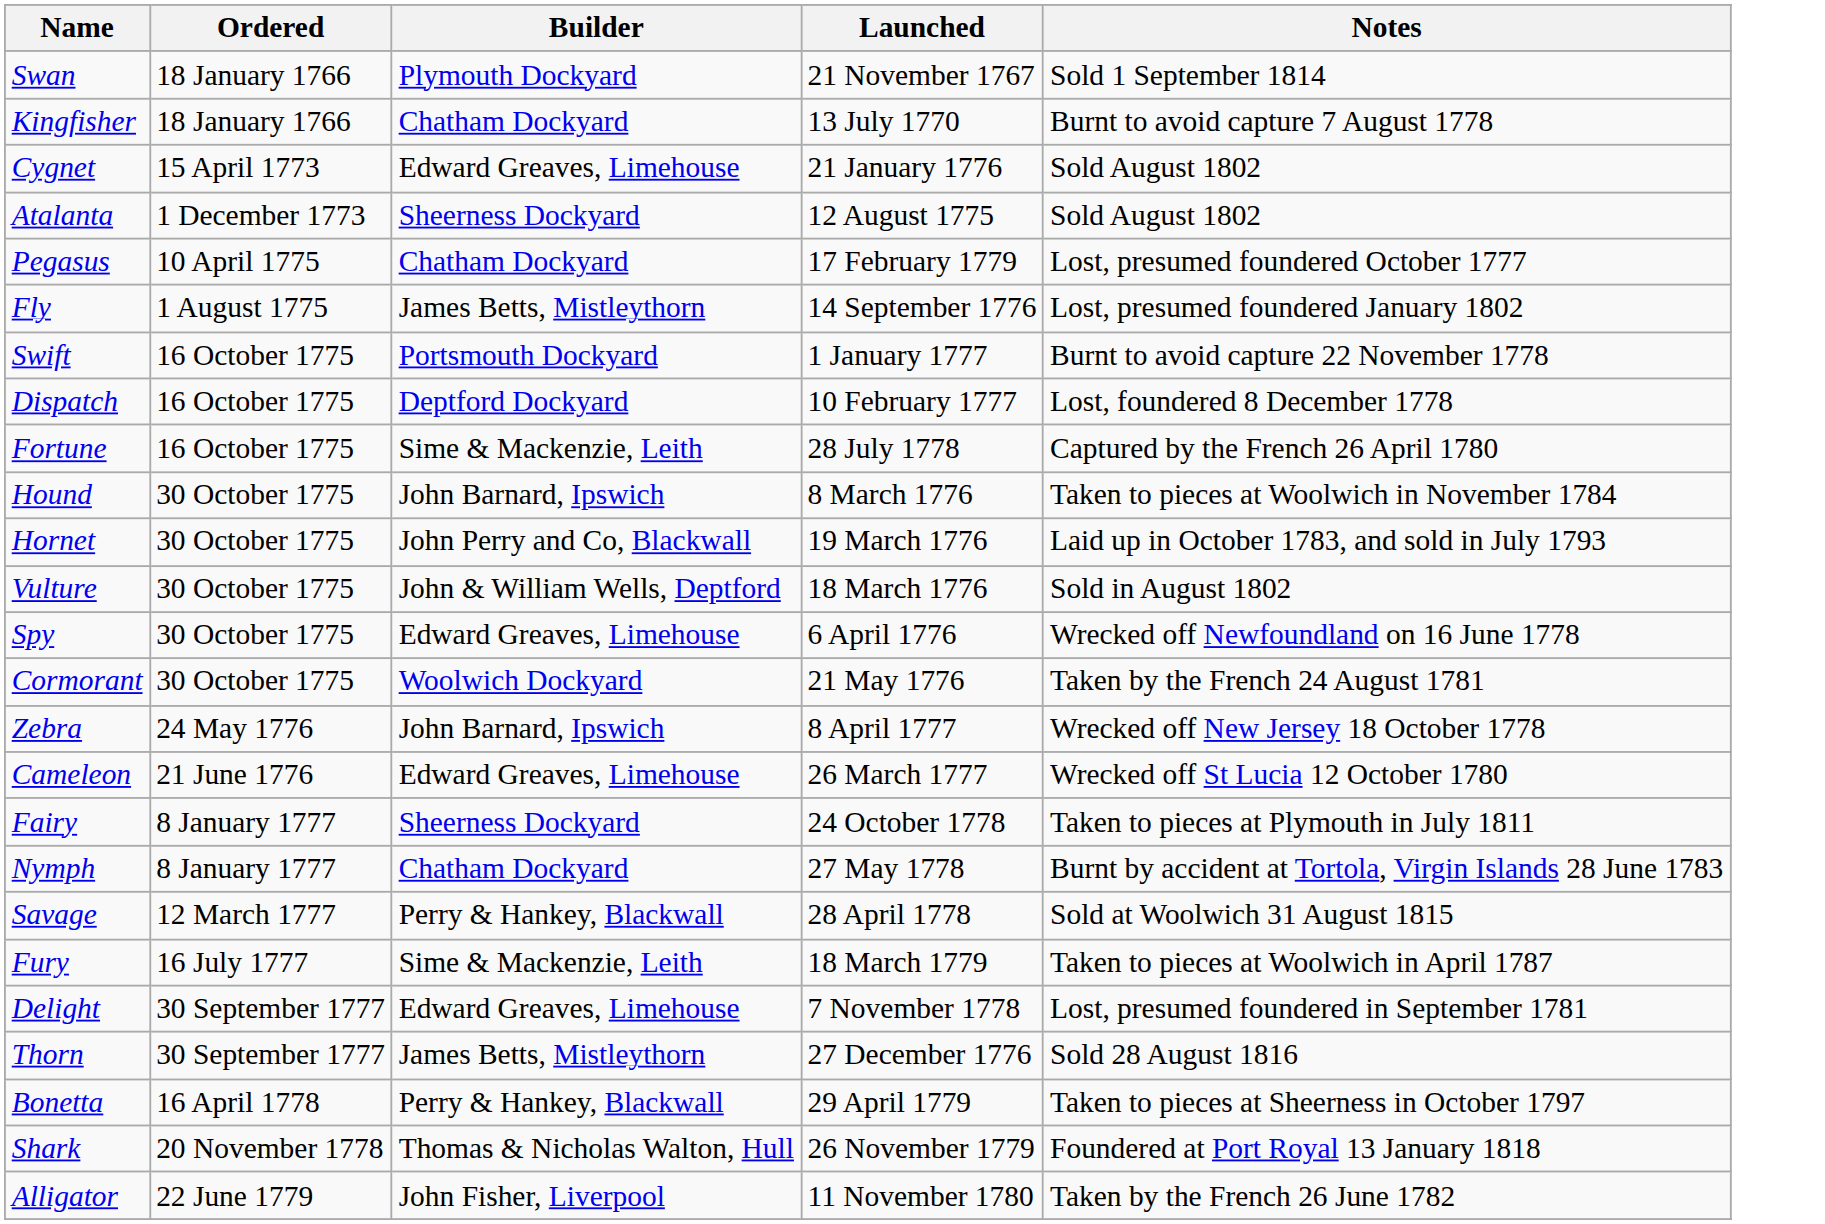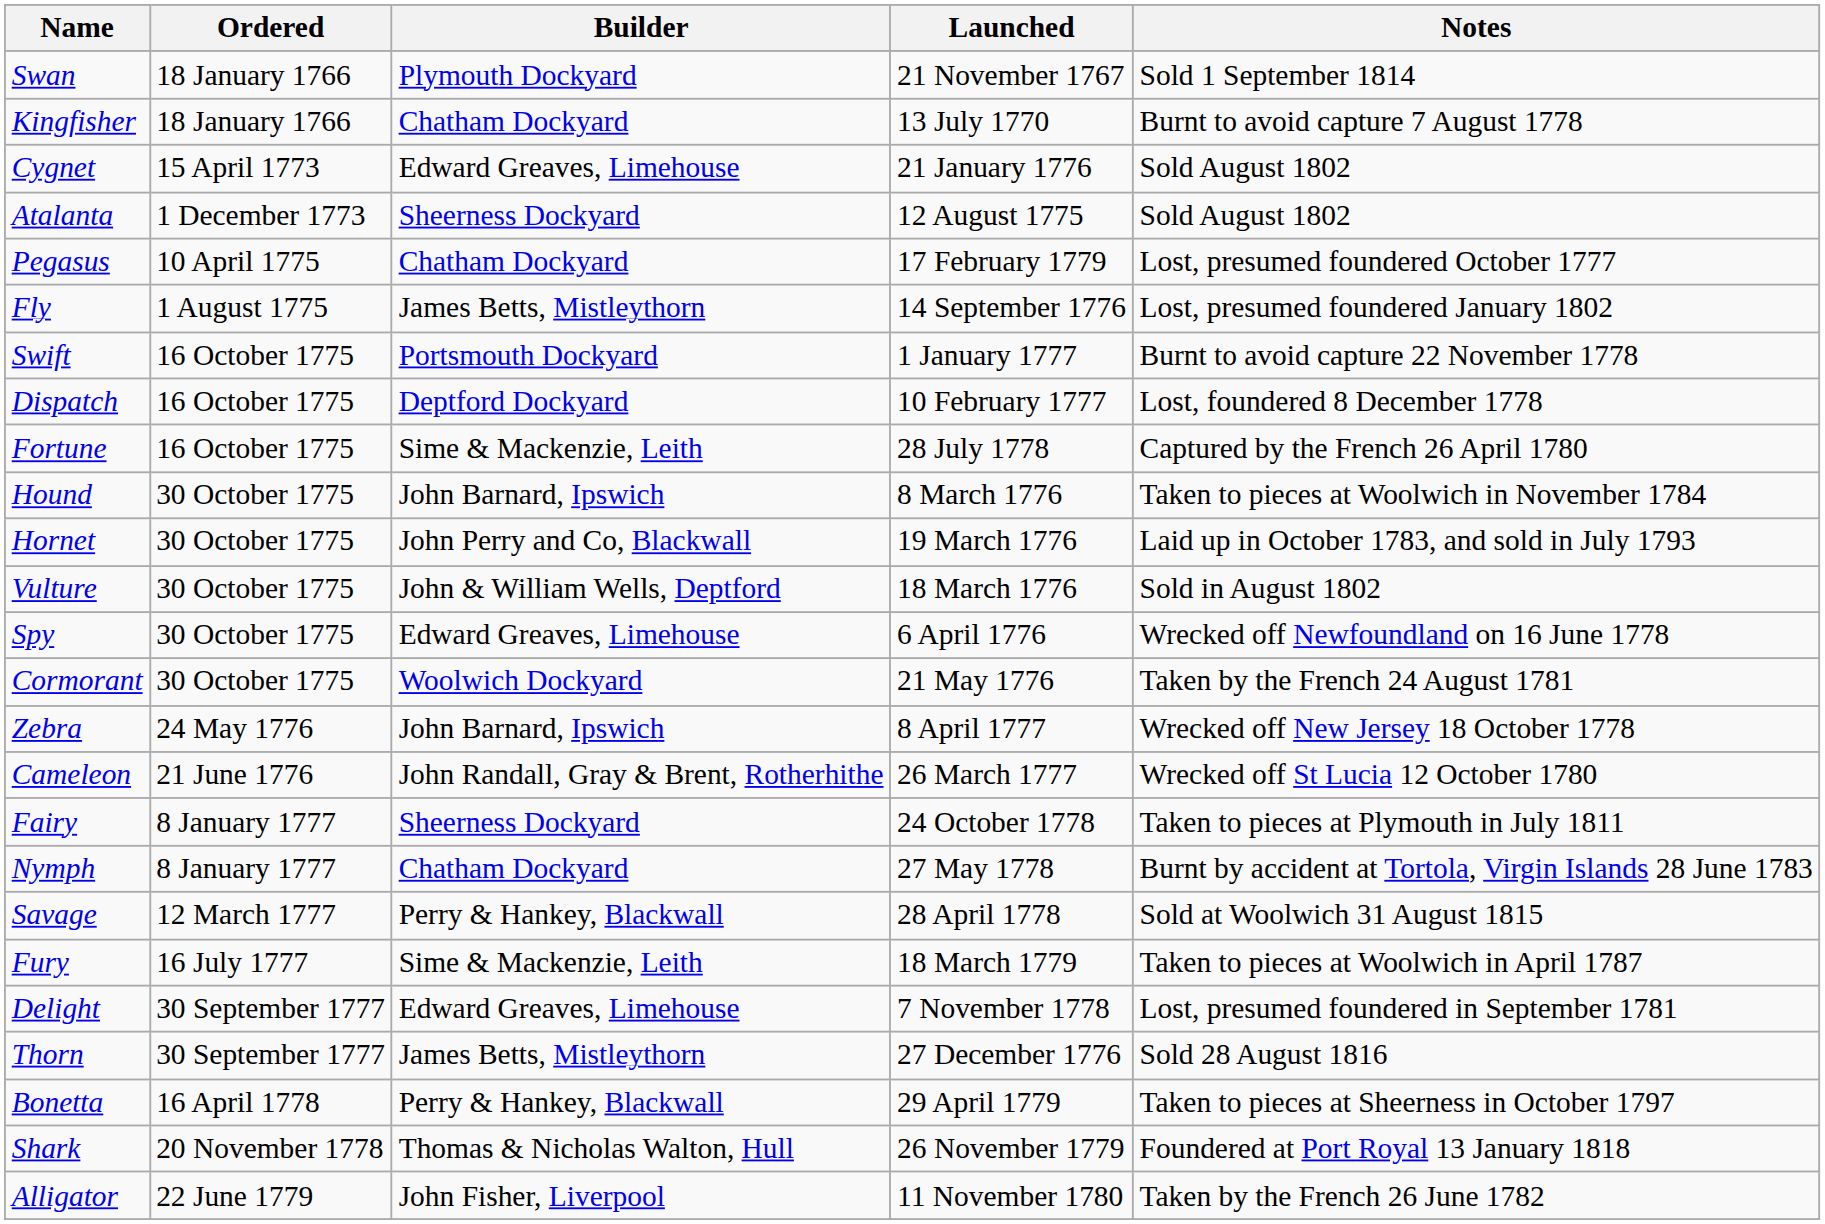(569, 774) Edward Greaves, Limehouse -> (641, 774) John Randall, Gray & Brent, Rotherhithe
